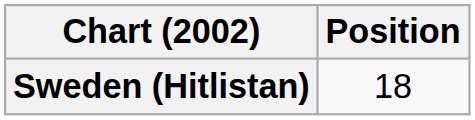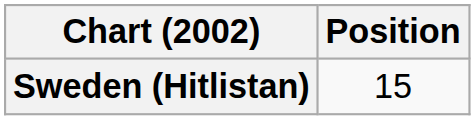(393, 85) 18 -> (393, 85) 15
